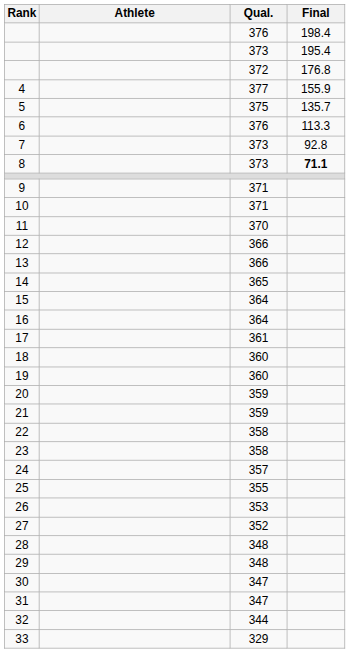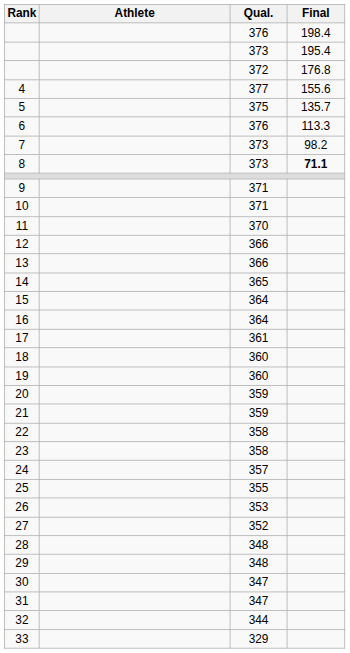(316, 88) 155.9 -> (316, 88) 155.6
(316, 145) 92.8 -> (316, 145) 98.2
